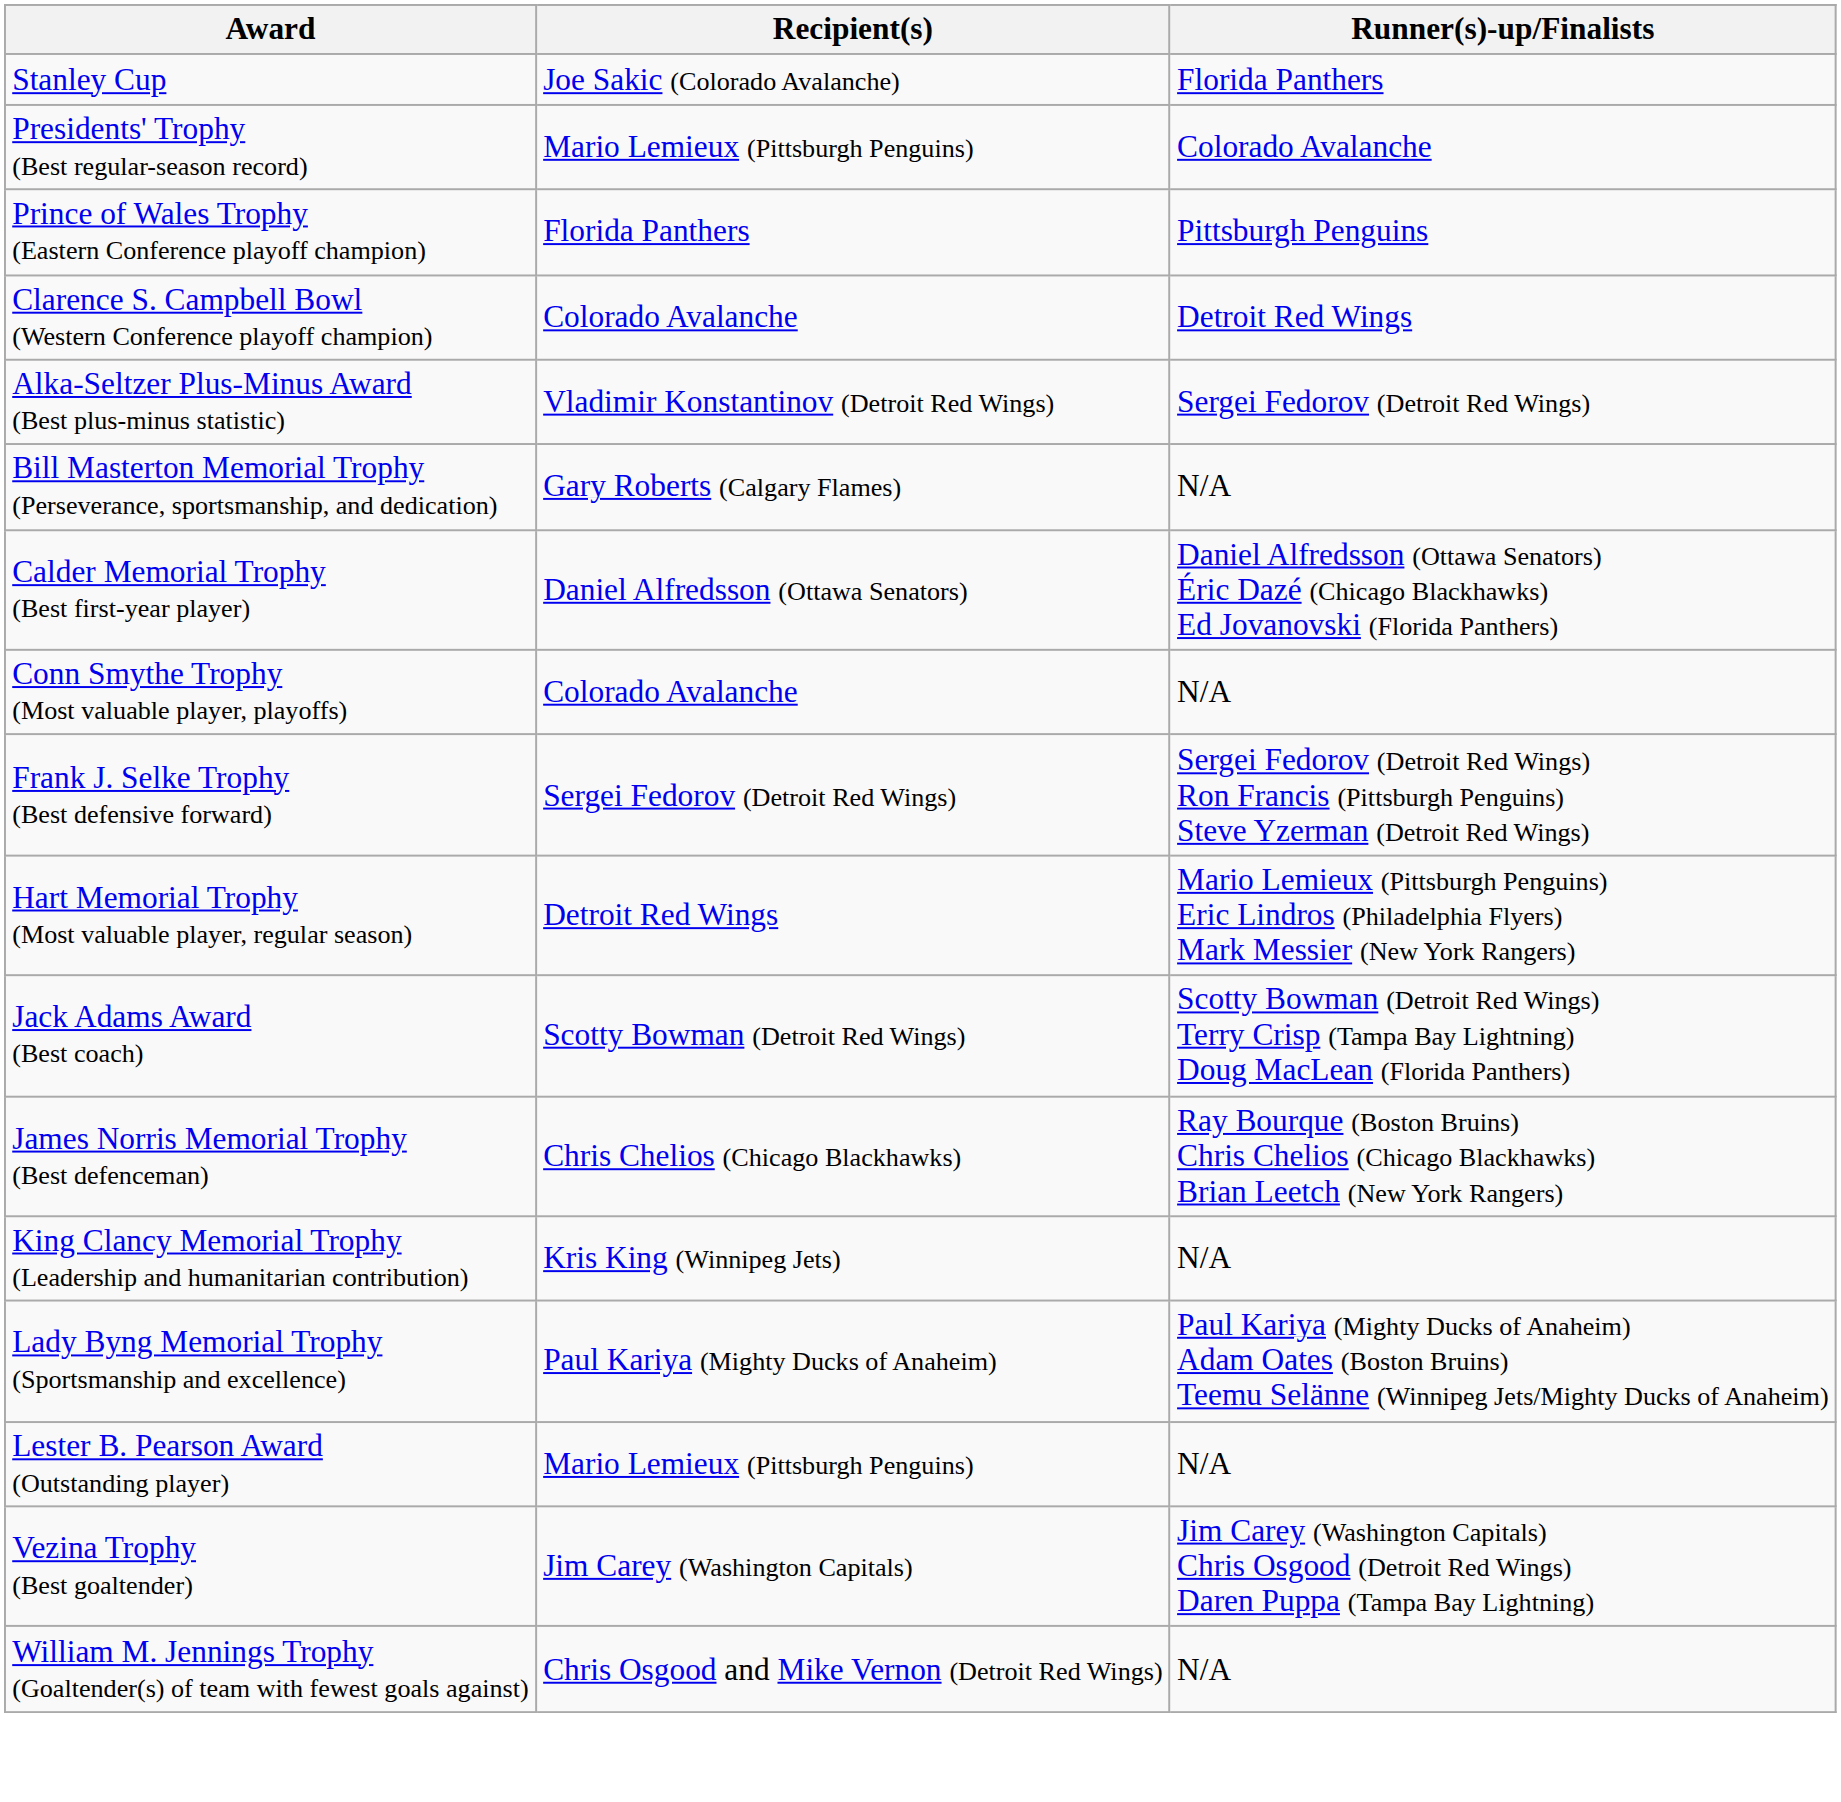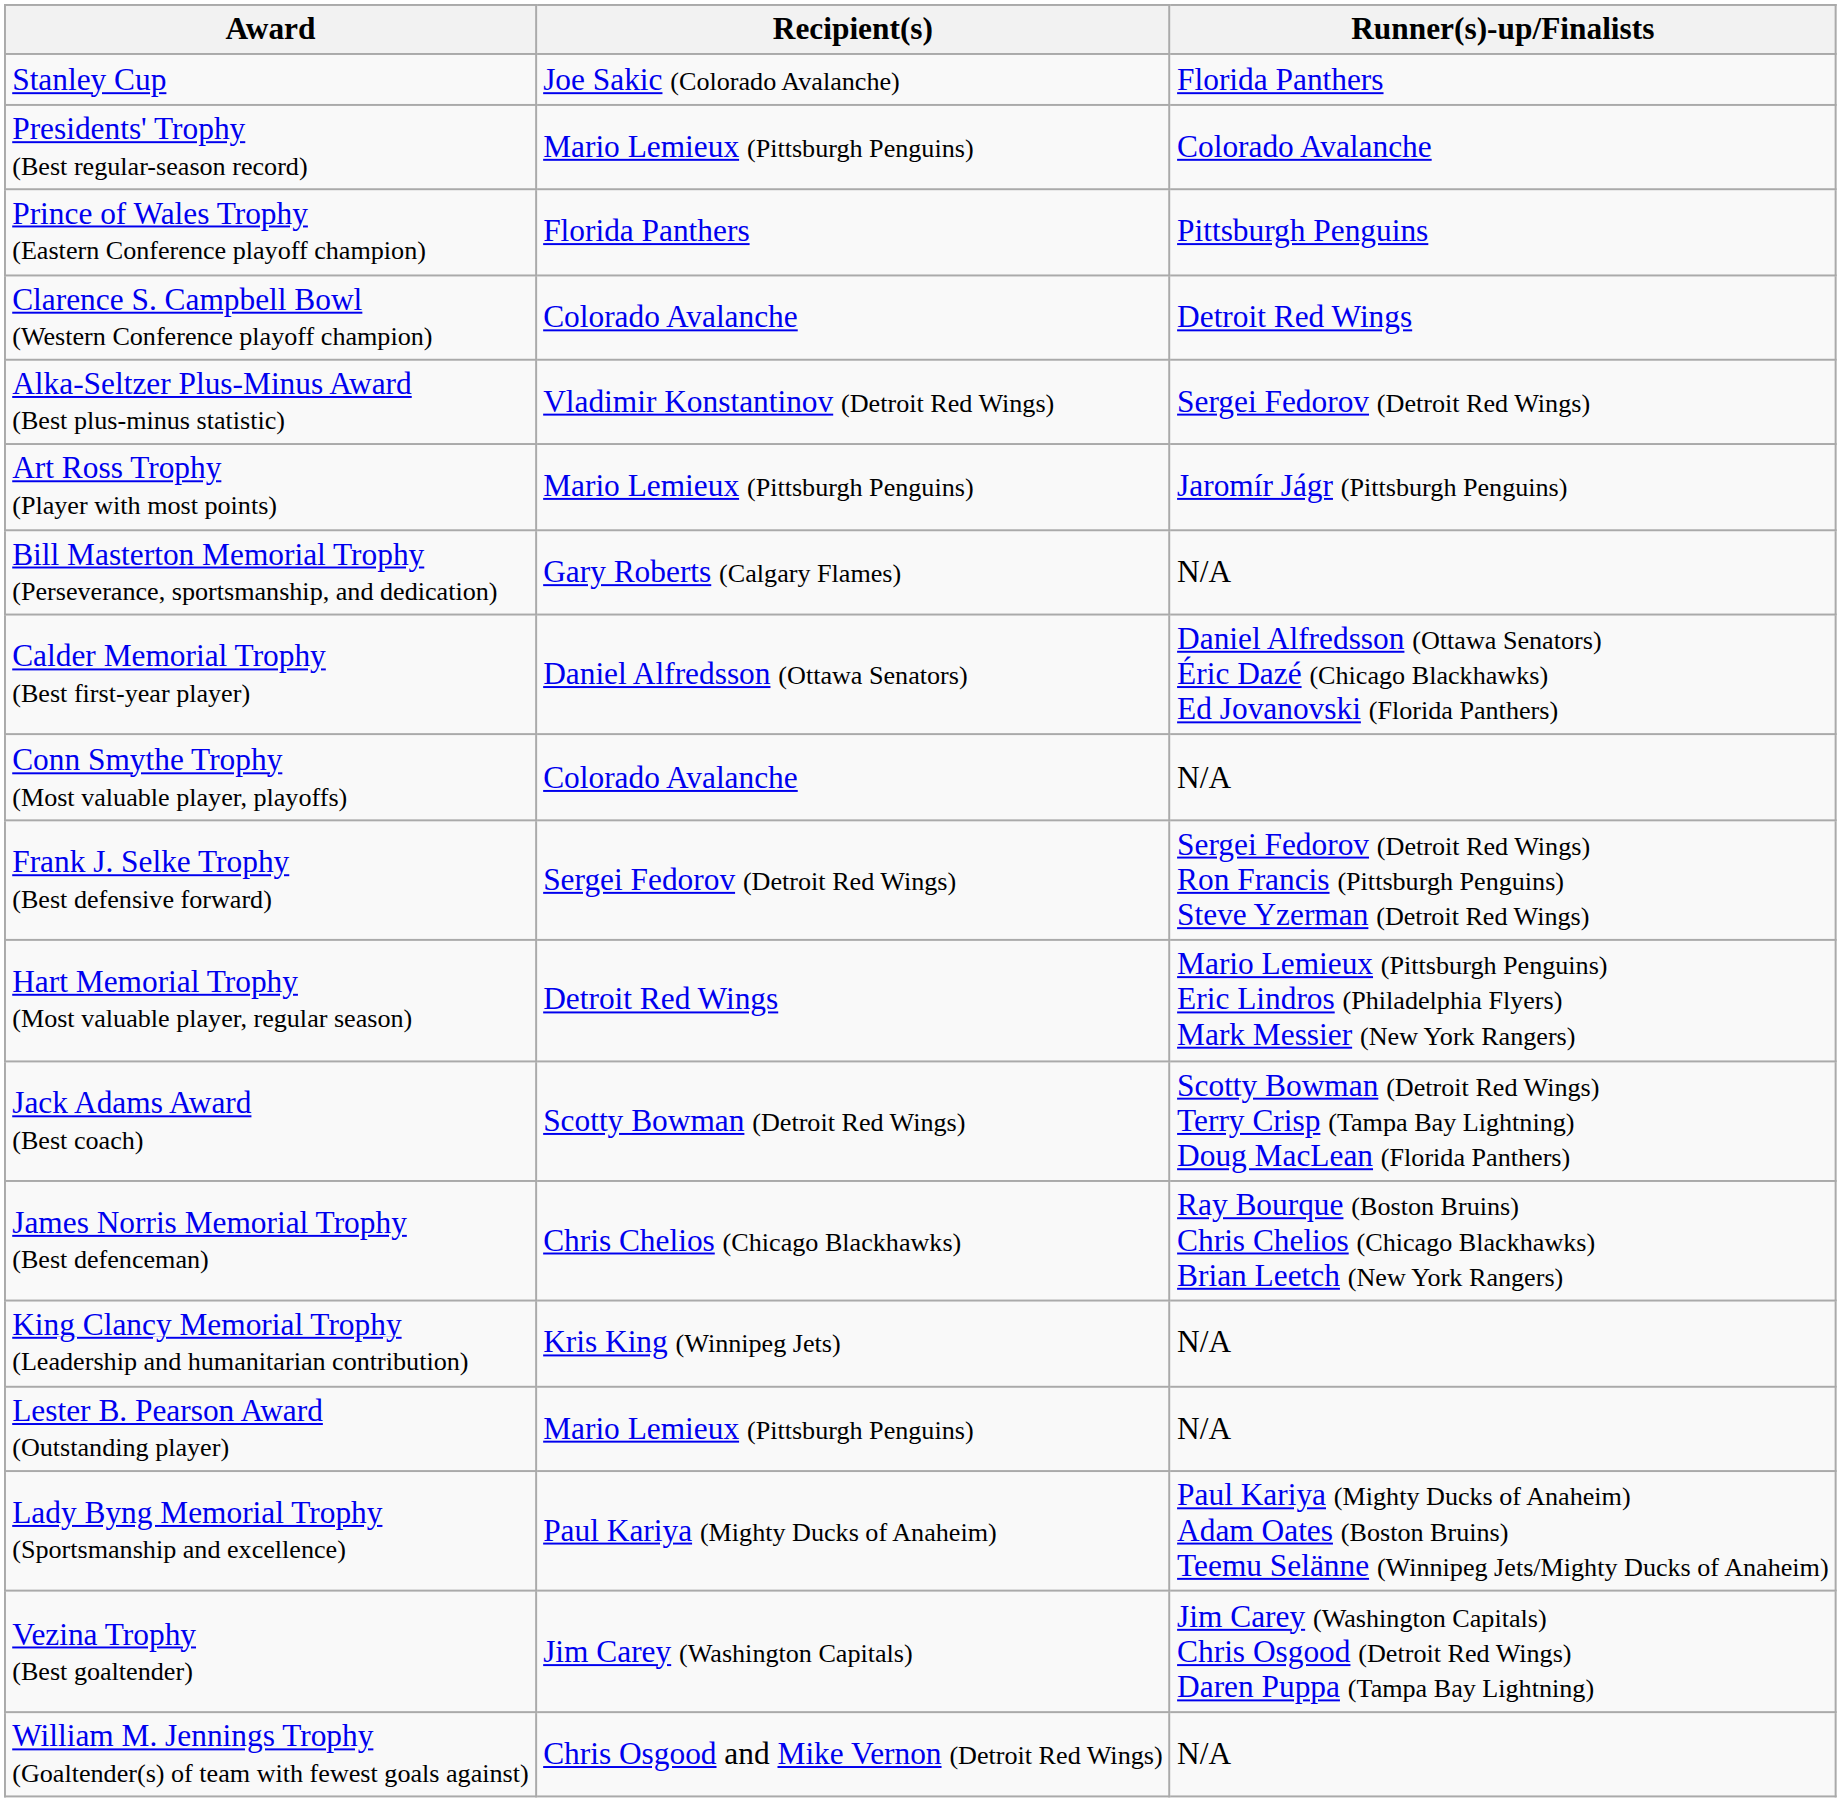+ row: (145, 486)
rows swapped: (197, 1360) <-> (168, 1463)
